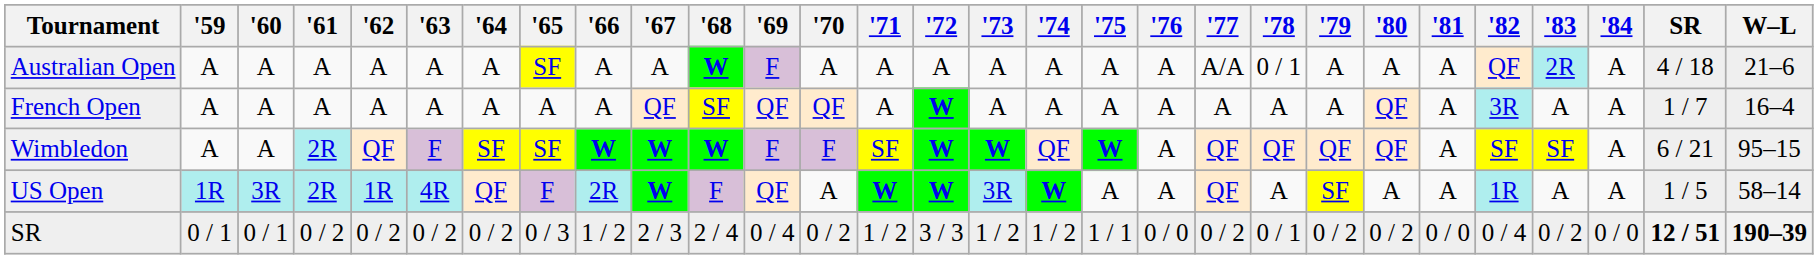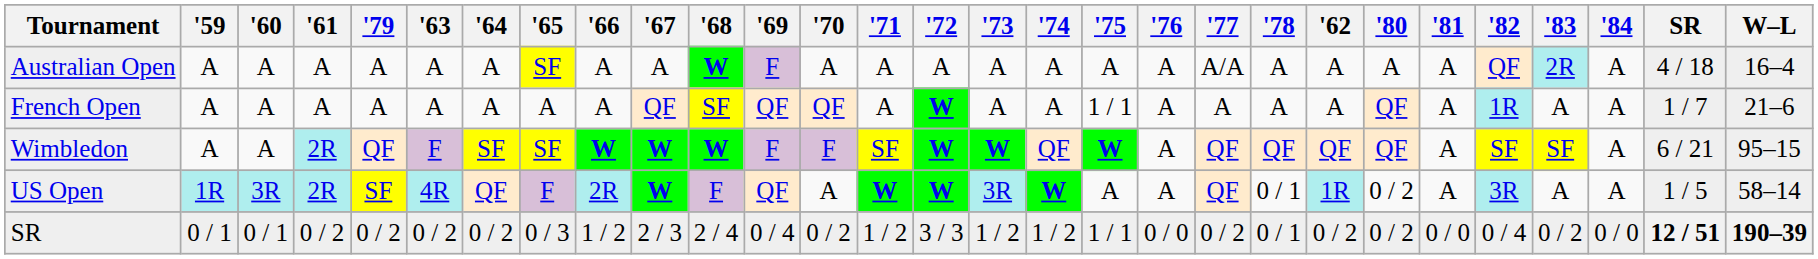columns swapped: (378, 25) <-> (1335, 25)
(1279, 66) 0 / 1 -> (1279, 66) A
(1769, 66) 21–6 -> (1769, 66) 16–4
(1110, 108) A -> (1110, 108) 1 / 1
(1504, 108) 3R -> (1504, 108) 1R
(1769, 108) 16–4 -> (1769, 108) 21–6
(1279, 190) A -> (1279, 190) 0 / 1
(1391, 190) A -> (1391, 190) 0 / 2
(1504, 190) 1R -> (1504, 190) 3R
